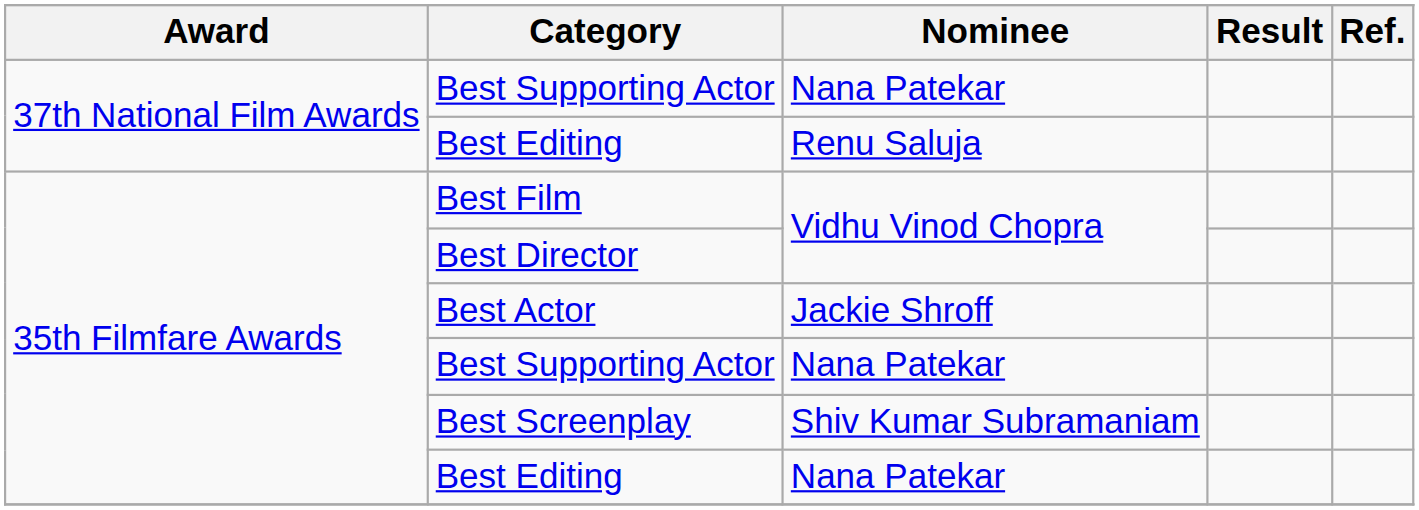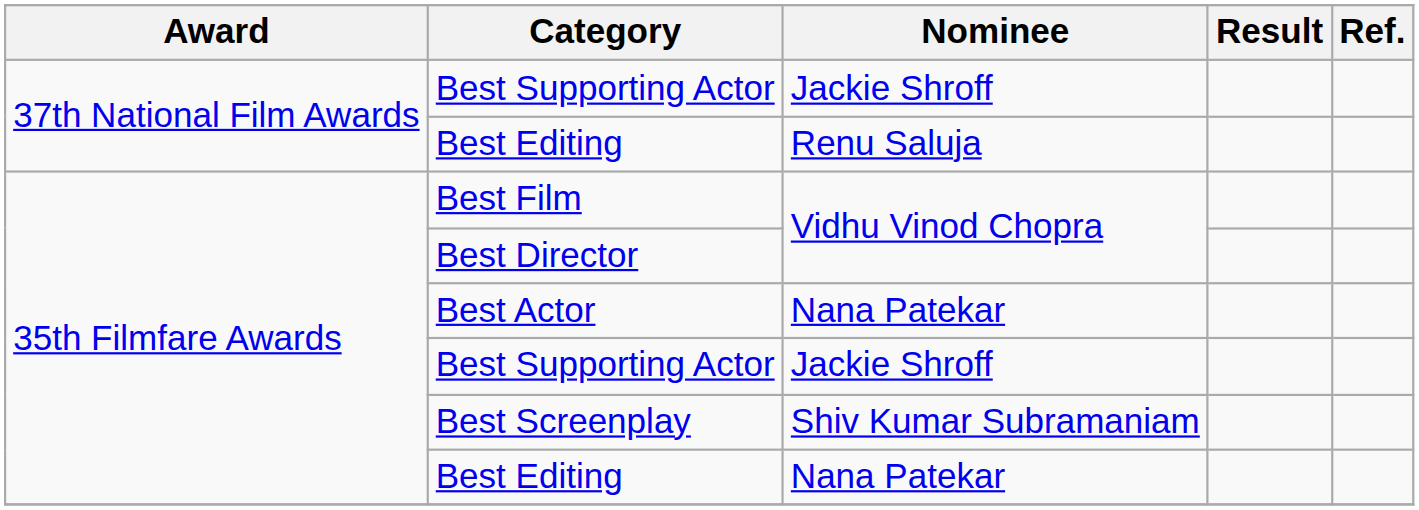(898, 87) Nana Patekar -> (892, 87) Jackie Shroff
(892, 310) Jackie Shroff -> (898, 310) Nana Patekar
(898, 365) Nana Patekar -> (892, 365) Jackie Shroff
